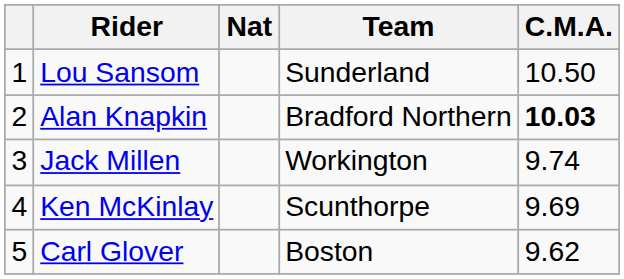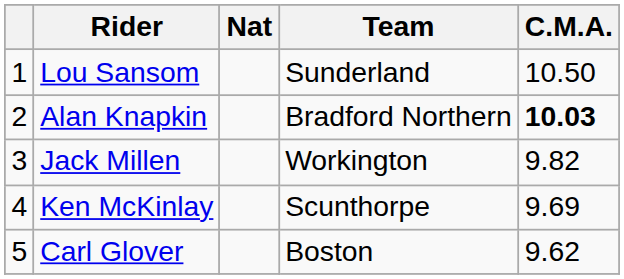(552, 161) 9.74 -> (552, 161) 9.82
